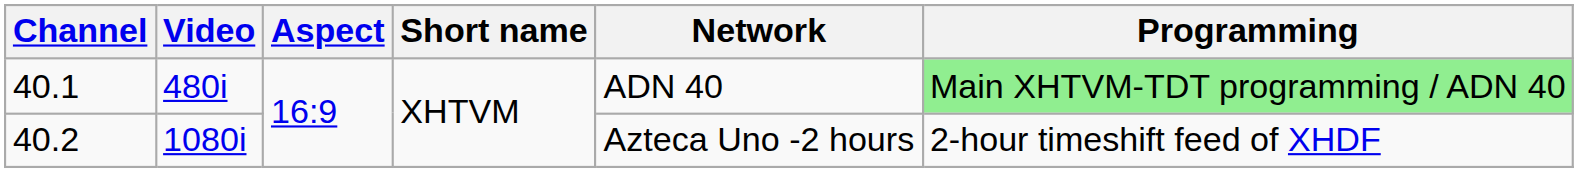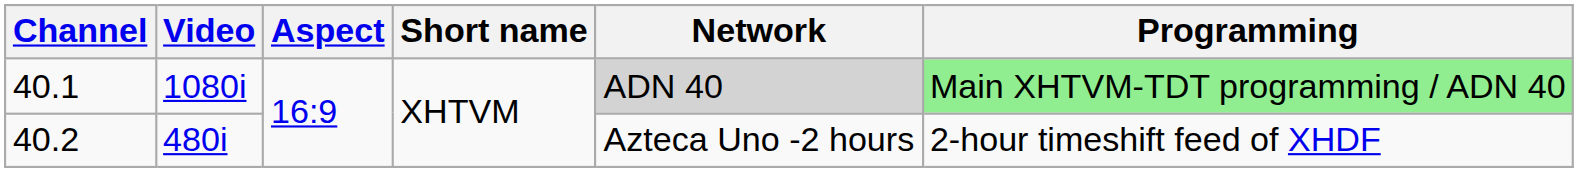(195, 85) 480i -> (205, 85) 1080i
(663, 85) no background -> (663, 85) lightgrey background
(205, 139) 1080i -> (195, 139) 480i
